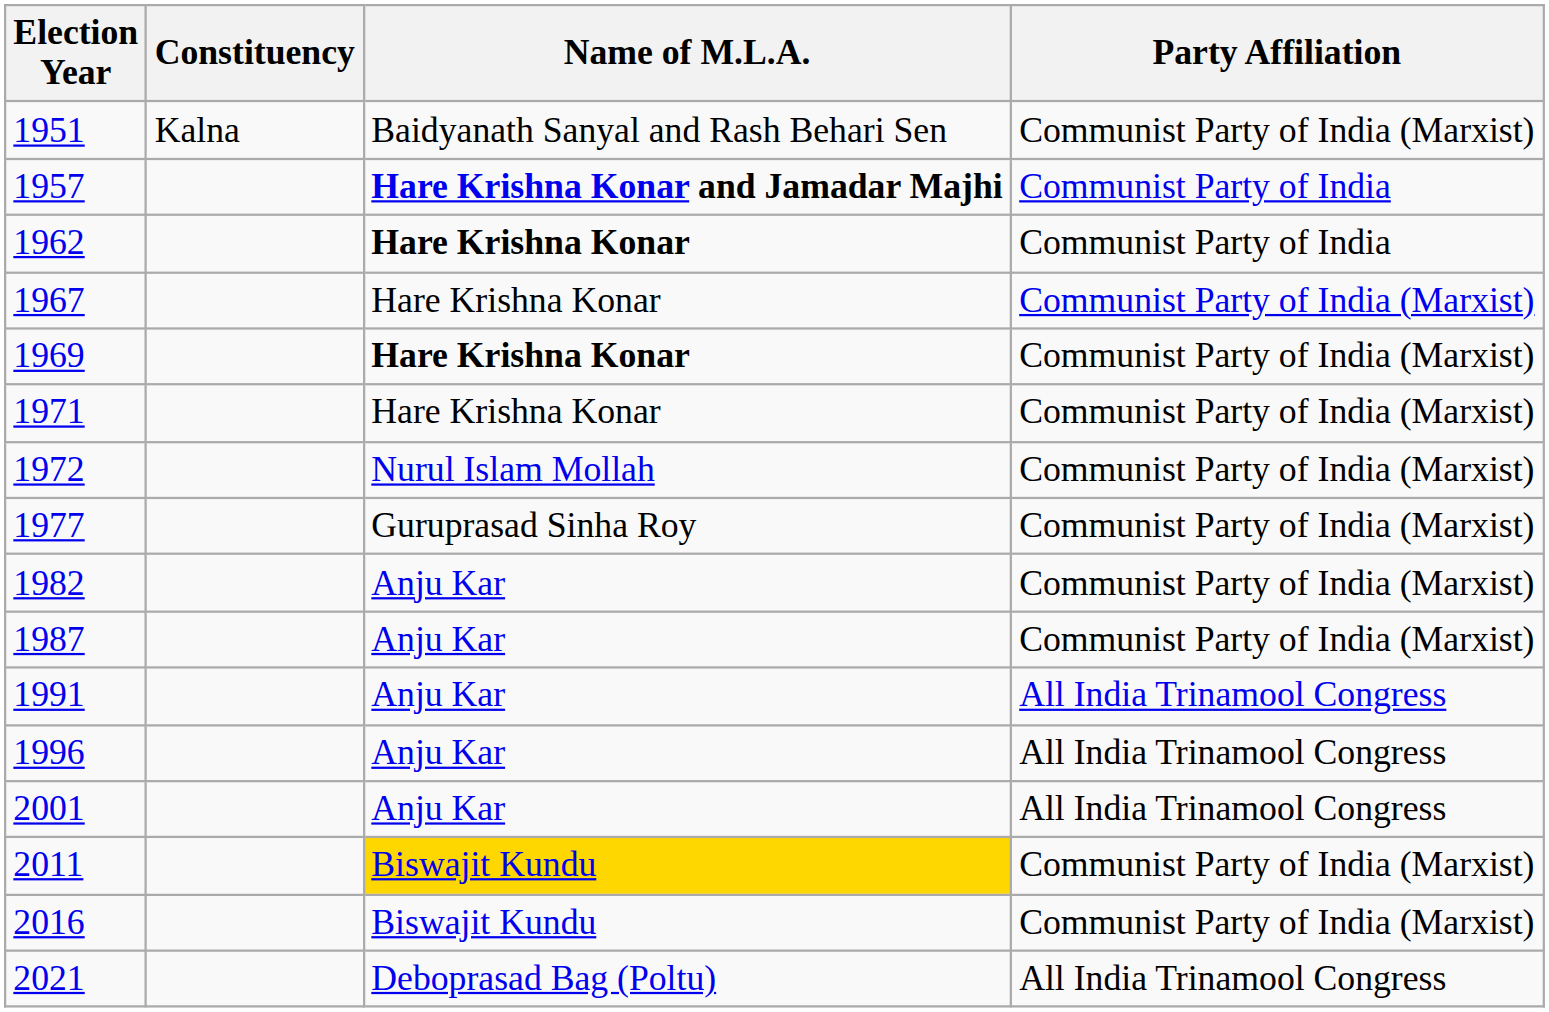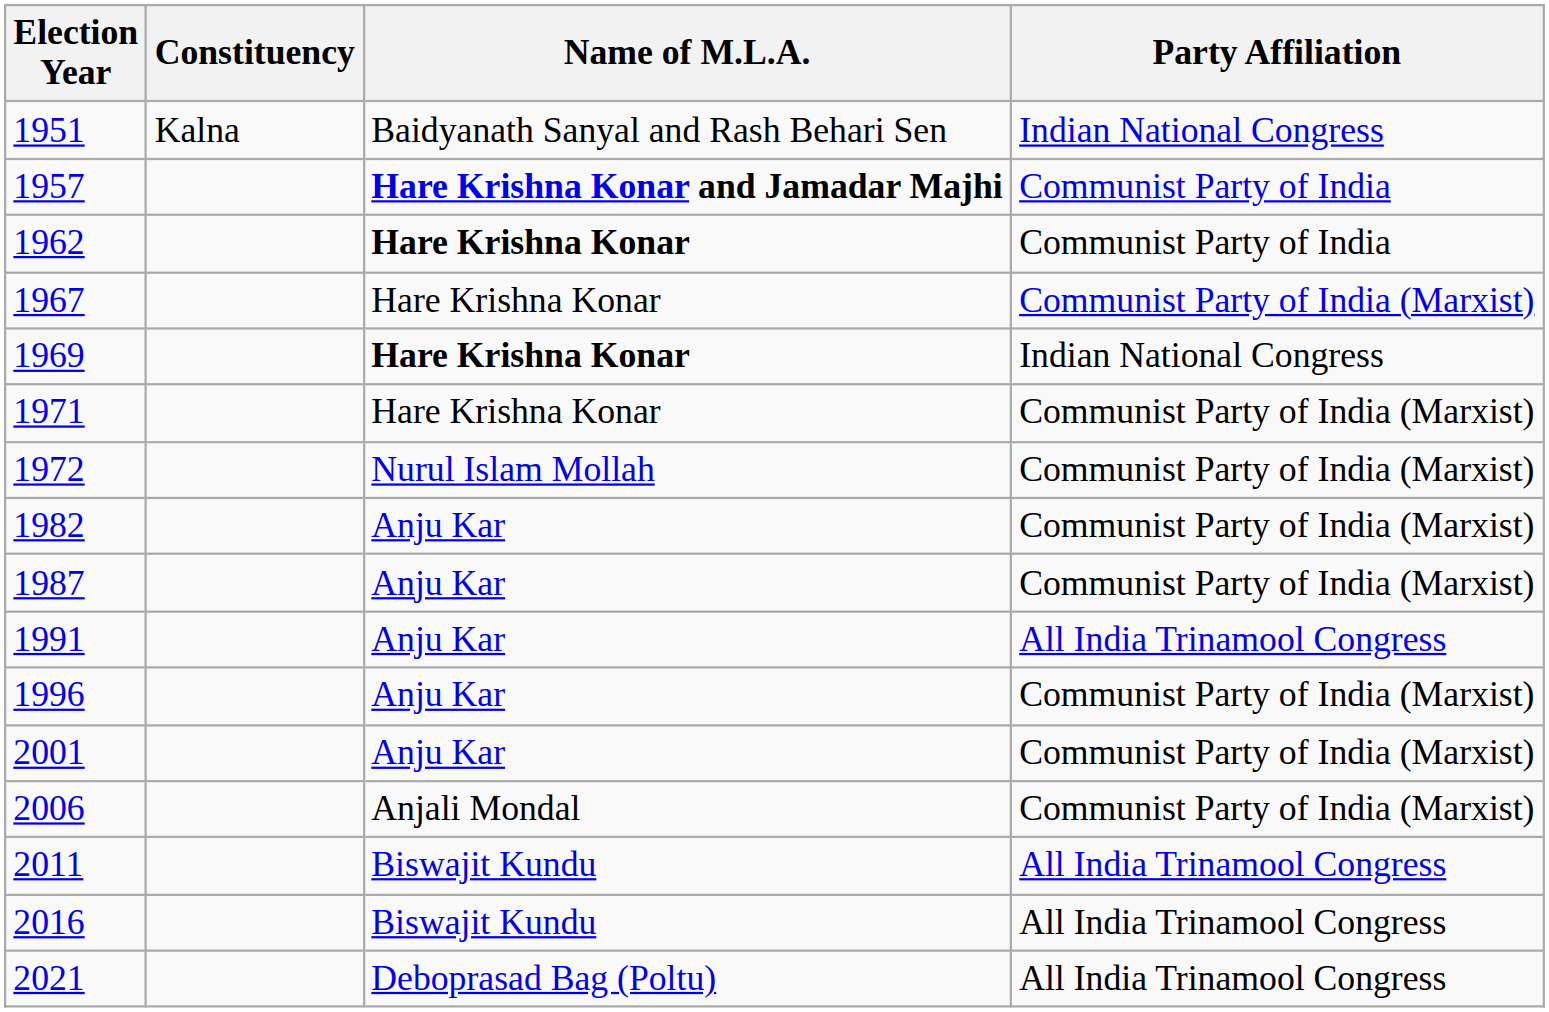(1277, 129) Communist Party of India (Marxist) -> (1202, 129) Indian National Congress
(1277, 355) Communist Party of India (Marxist) -> (1202, 355) Indian National Congress
- row: (49, 525)
(1233, 751) All India Trinamool Congress -> (1277, 695) Communist Party of India (Marxist)
(1233, 808) All India Trinamool Congress -> (1277, 751) Communist Party of India (Marxist)
+ row: (49, 808)
(484, 865) gold background -> (484, 865) no background
(1277, 865) Communist Party of India (Marxist) -> (1233, 865) All India Trinamool Congress
(1277, 921) Communist Party of India (Marxist) -> (1233, 921) All India Trinamool Congress
